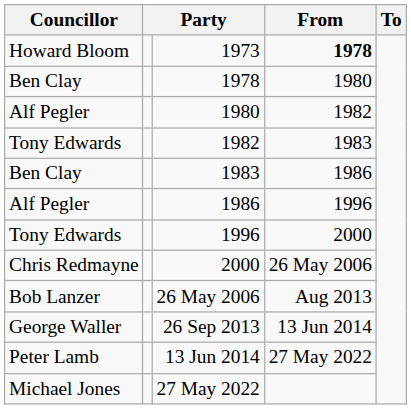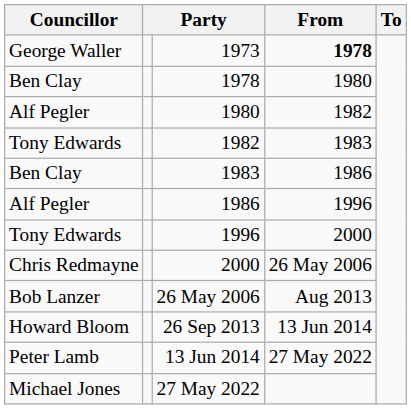(69, 50) Howard Bloom -> (65, 50) George Waller
(65, 326) George Waller -> (69, 326) Howard Bloom
